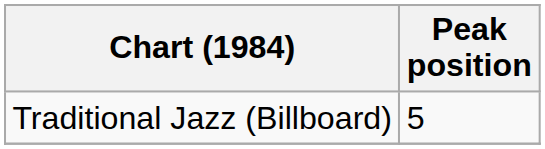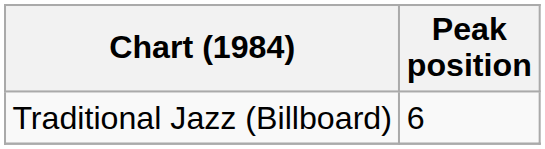(416, 117) 5 -> (416, 117) 6
